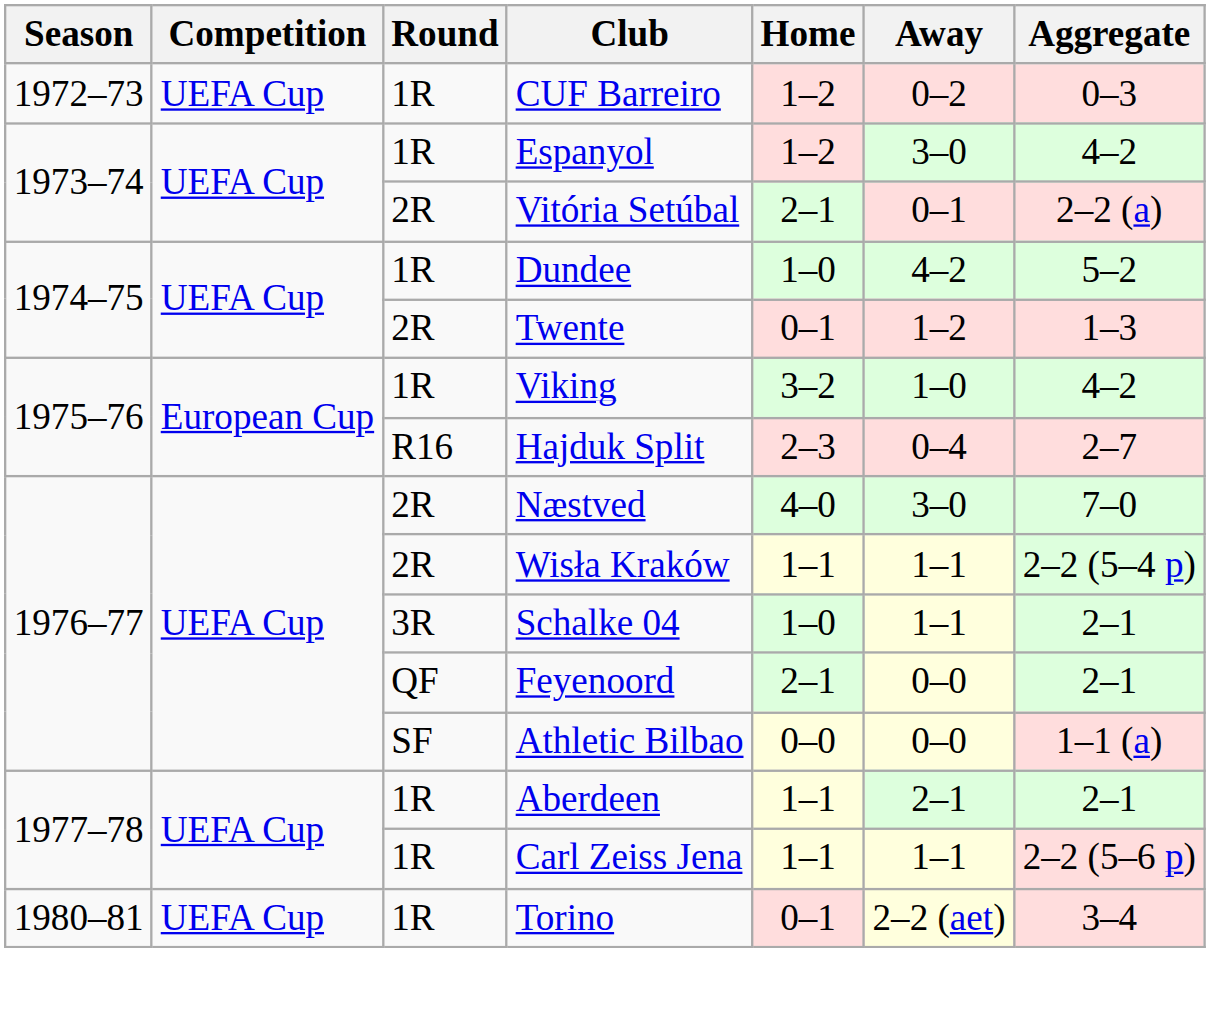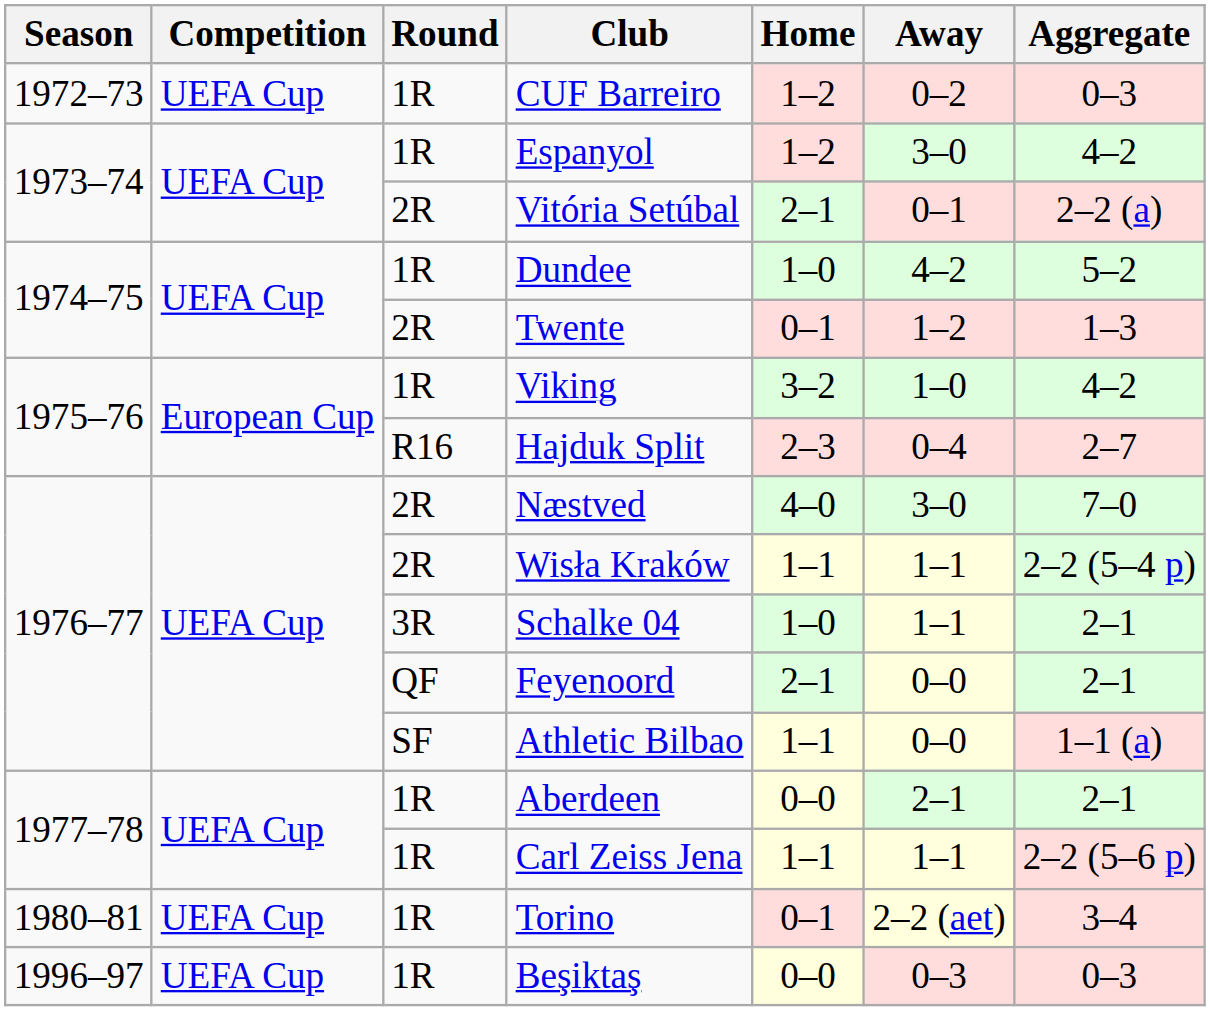(808, 740) 0–0 -> (808, 740) 1–1
(808, 799) 1–1 -> (808, 799) 0–0
+ row: (579, 975)
